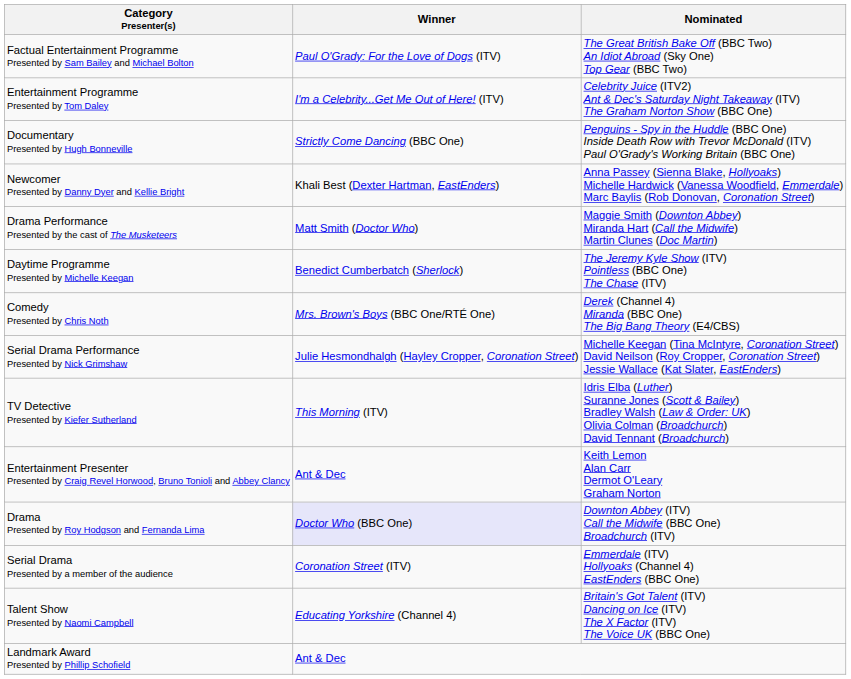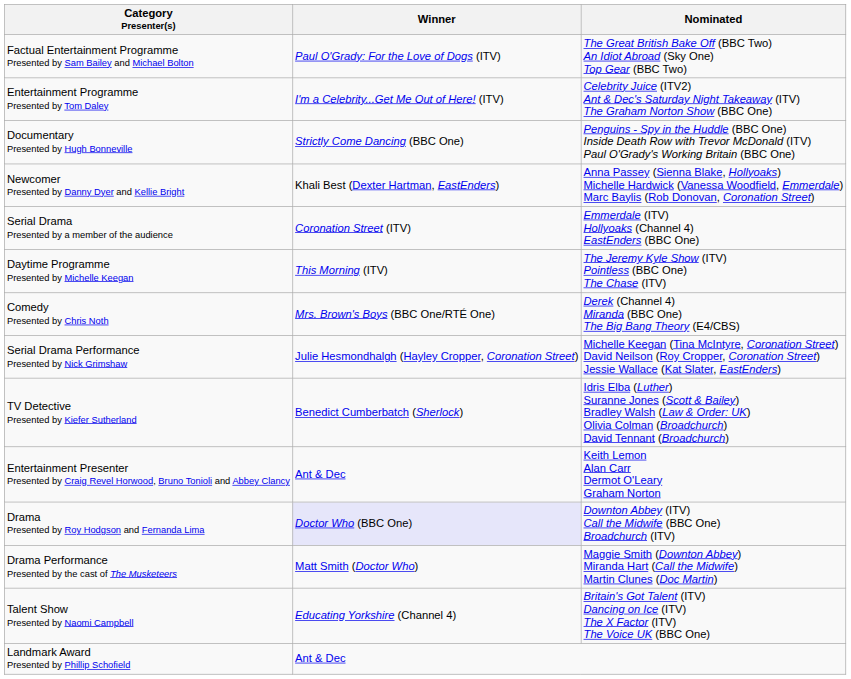rows swapped: (92, 228) <-> (90, 566)
(379, 271) Benedict Cumberbatch (Sherlock) -> (341, 271) This Morning (ITV)
(341, 412) This Morning (ITV) -> (379, 412) Benedict Cumberbatch (Sherlock)
